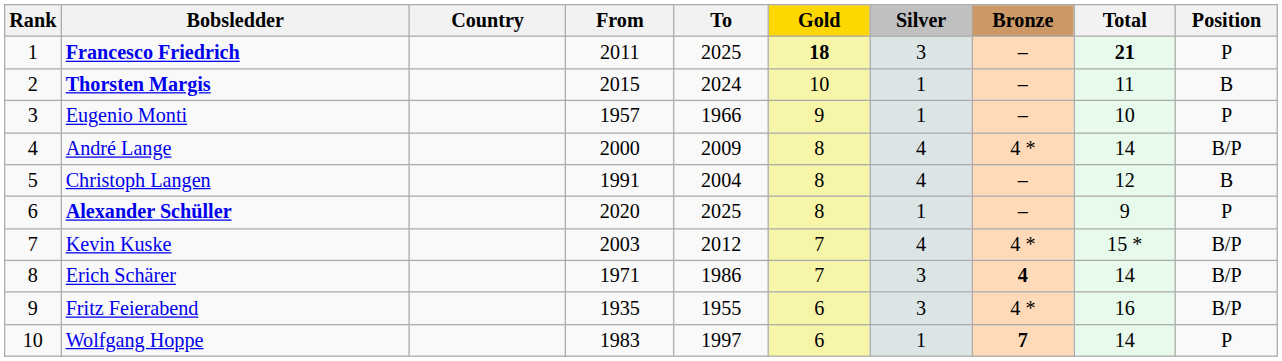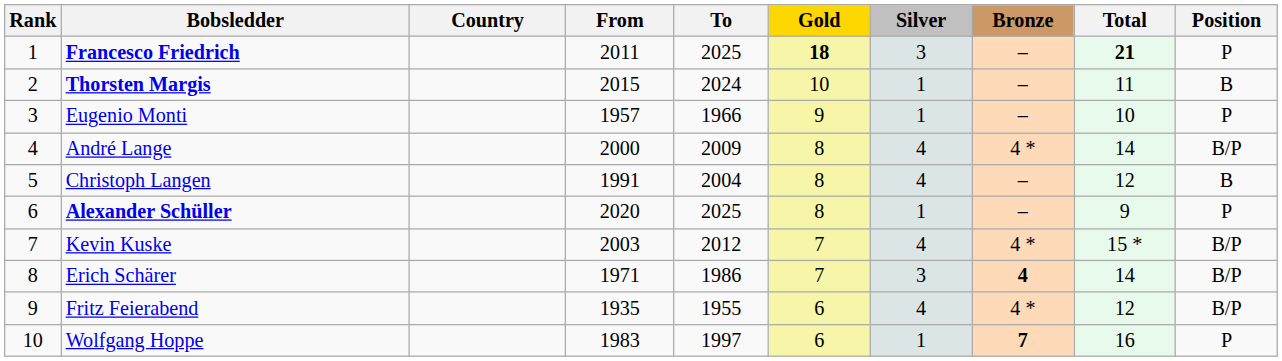(921, 308) 3 -> (921, 308) 4
(1125, 308) 16 -> (1125, 308) 12
(1125, 340) 14 -> (1125, 340) 16
